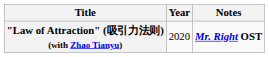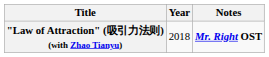(179, 37) 2020 -> (179, 37) 2018
